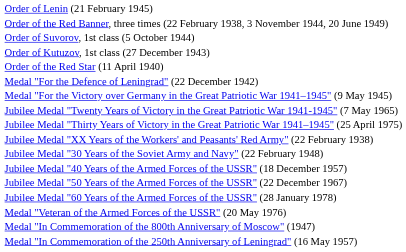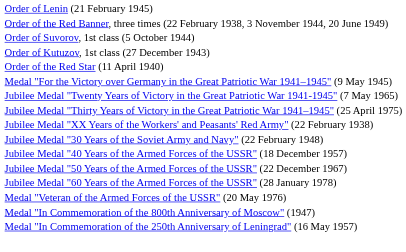- row: (131, 81)
